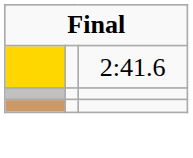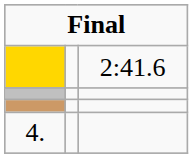+ row: (35, 131)
